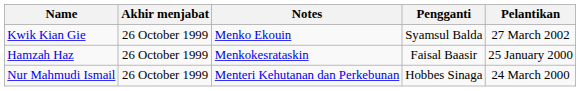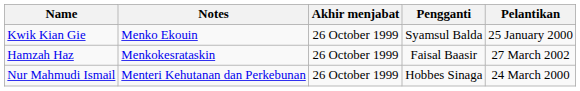columns swapped: (307, 14) <-> (165, 14)
(531, 34) 27 March 2002 -> (531, 34) 25 January 2000
(531, 55) 25 January 2000 -> (531, 55) 27 March 2002
